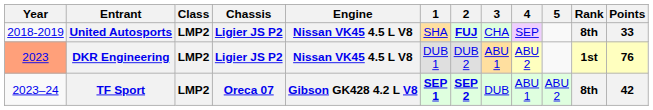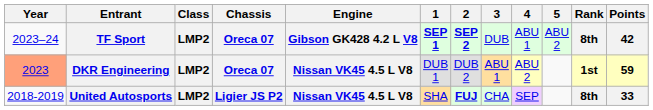rows swapped: (121, 32) <-> (121, 89)
(249, 57) Ligier JS P2 -> (249, 70) Oreca 07
(627, 57) 76 -> (627, 70) 59
